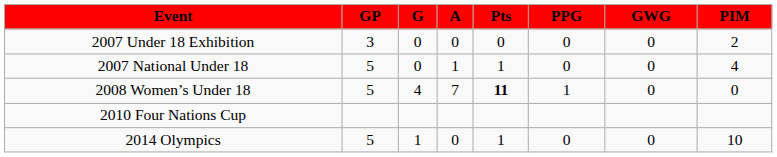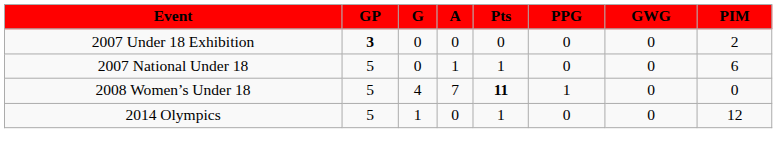(370, 41) normal -> (370, 41) bold
(735, 66) 4 -> (735, 66) 6
- row: (173, 115)
(735, 139) 10 -> (735, 115) 12
